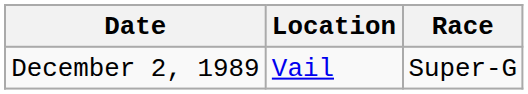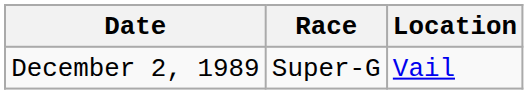columns swapped: (334, 26) <-> (463, 26)
